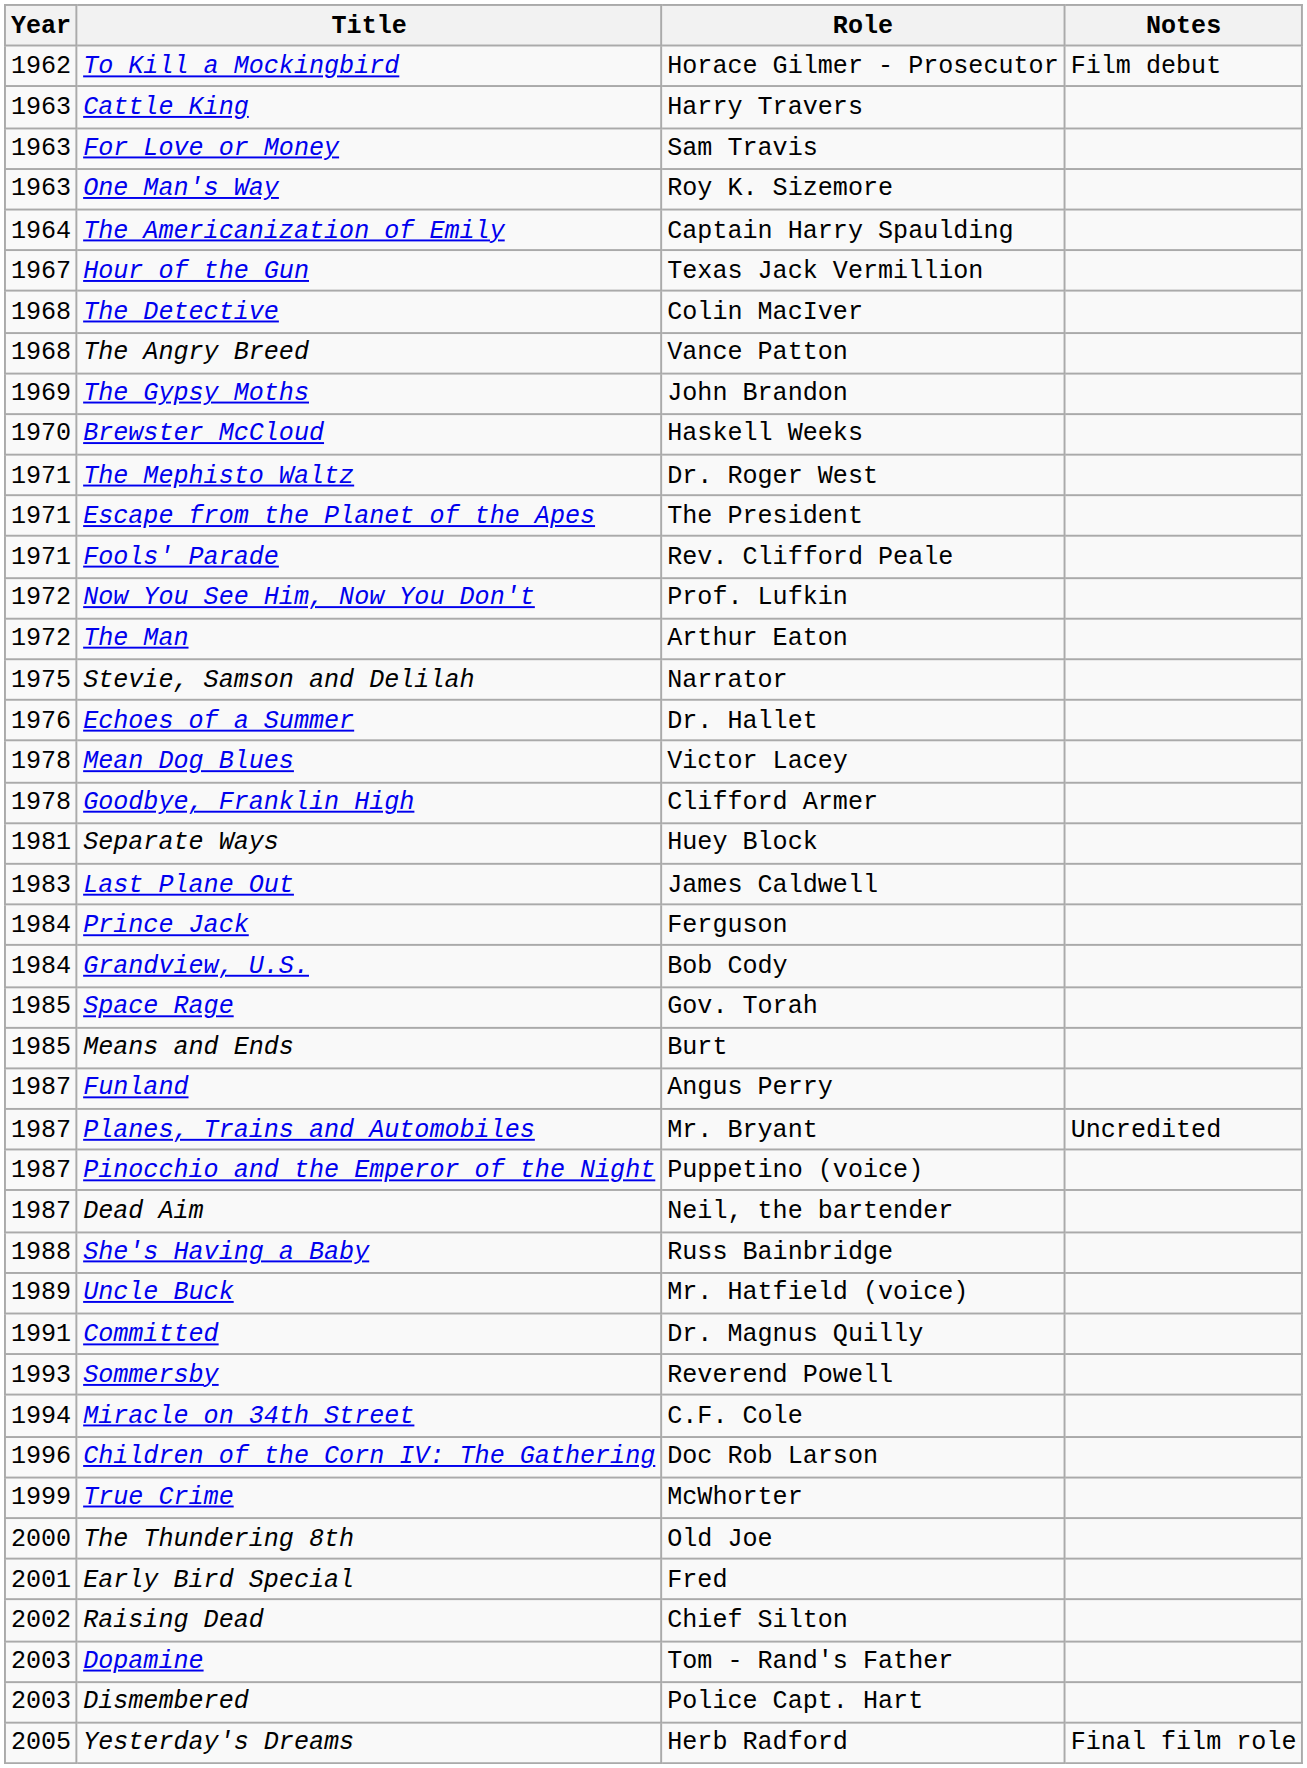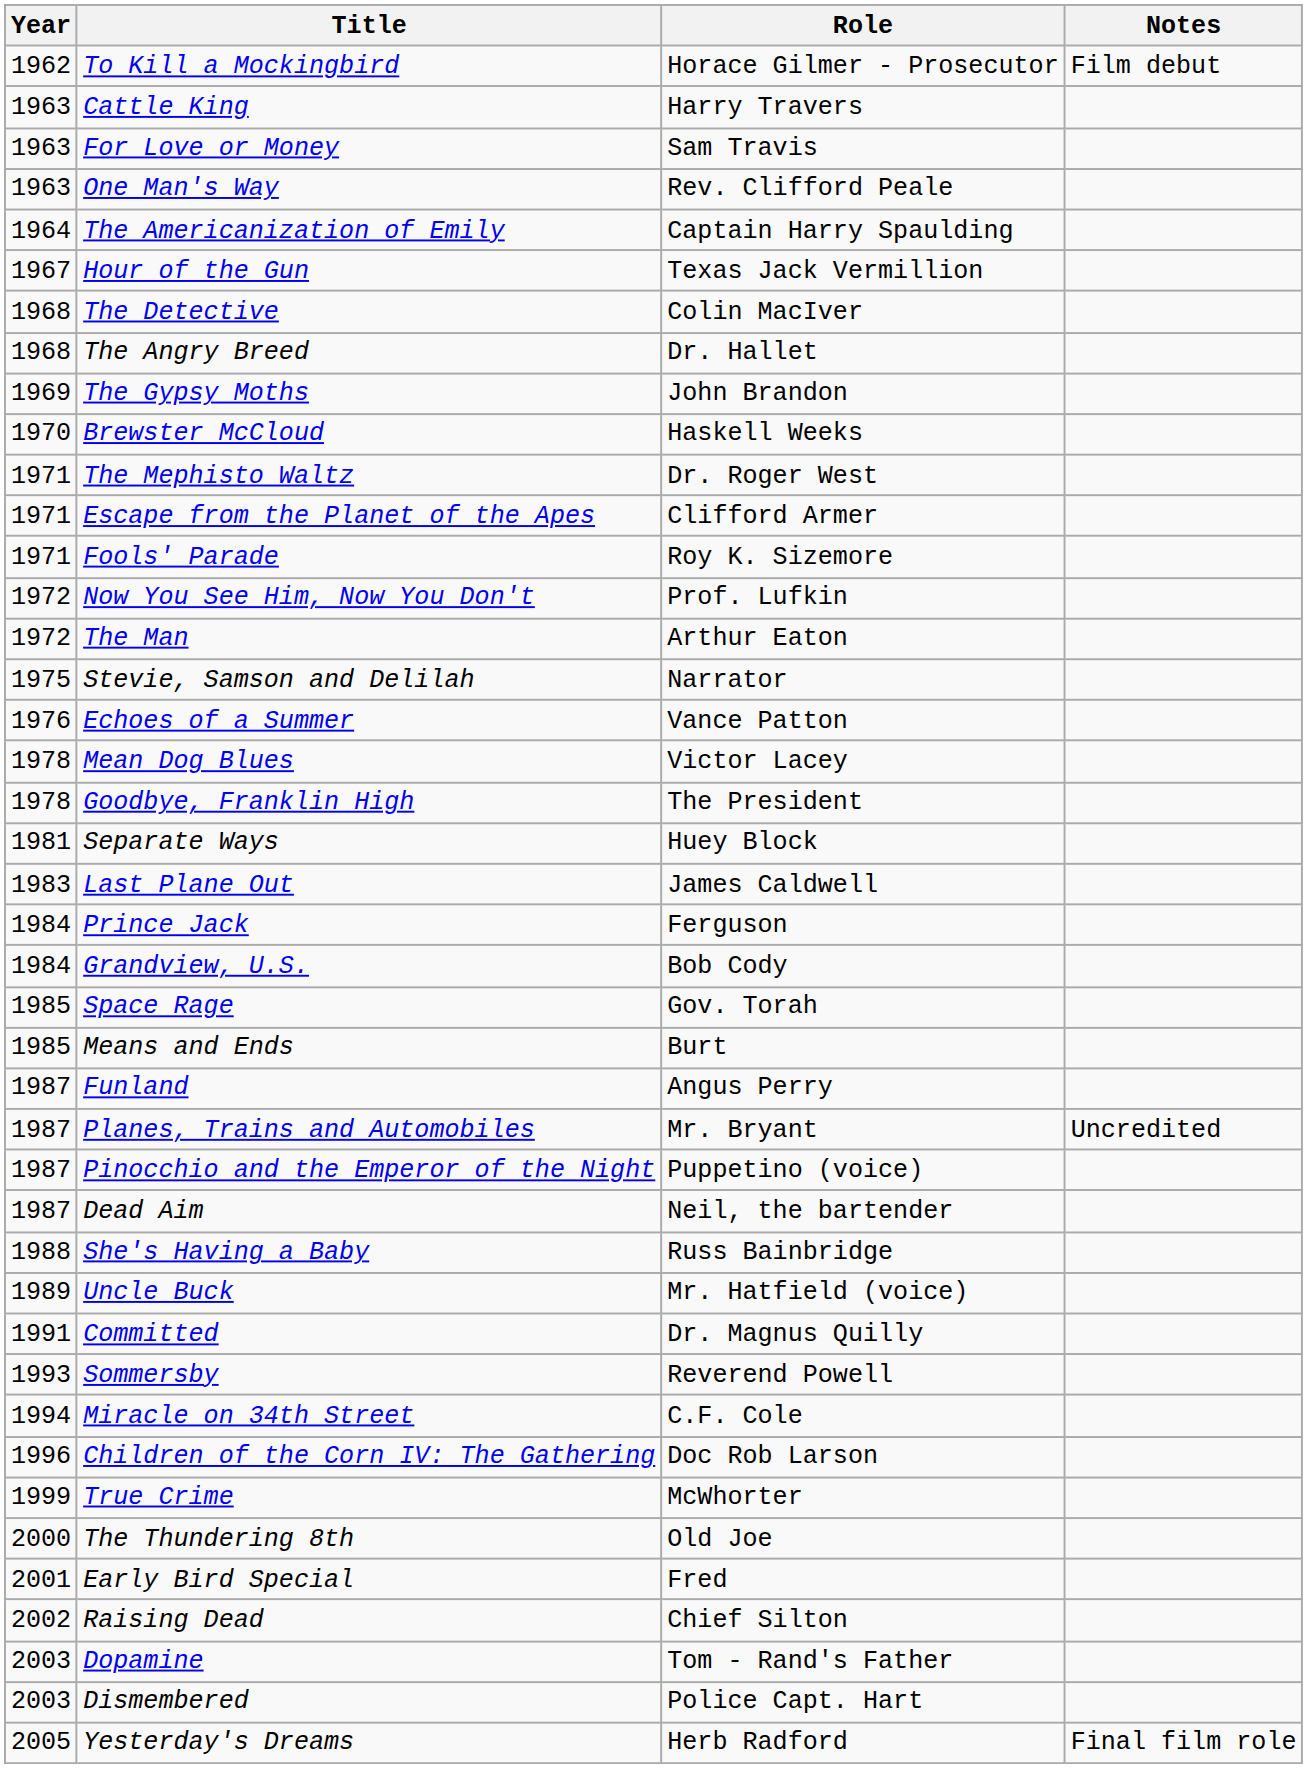(780, 189) Roy K. Sizemore -> (810, 189) Rev. Clifford Peale
(758, 353) Vance Patton -> (743, 353) Dr. Hallet
(765, 516) The President -> (773, 516) Clifford Armer
(810, 557) Rev. Clifford Peale -> (780, 557) Roy K. Sizemore
(743, 721) Dr. Hallet -> (758, 721) Vance Patton
(773, 802) Clifford Armer -> (765, 802) The President
